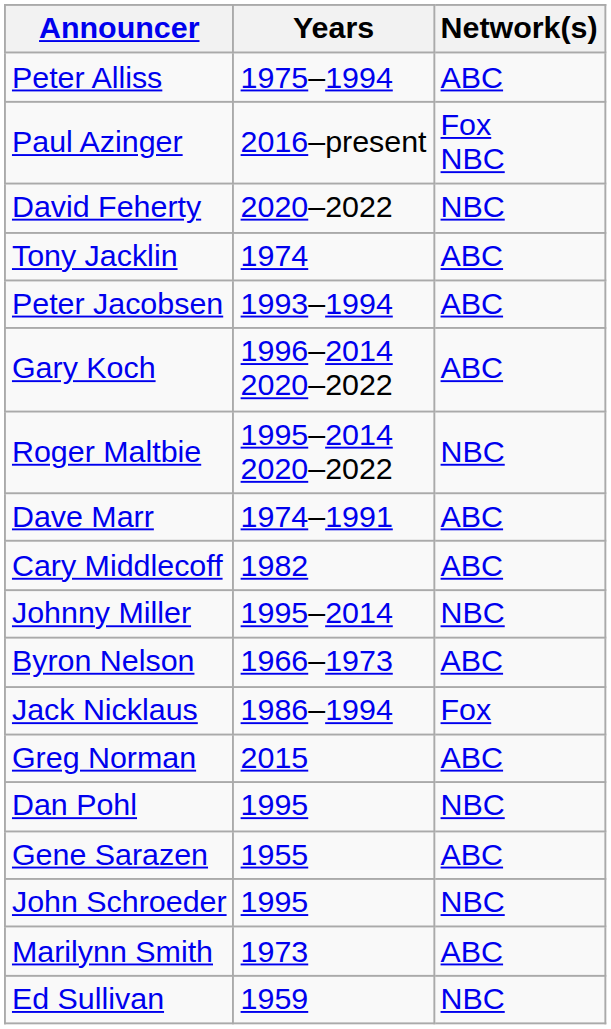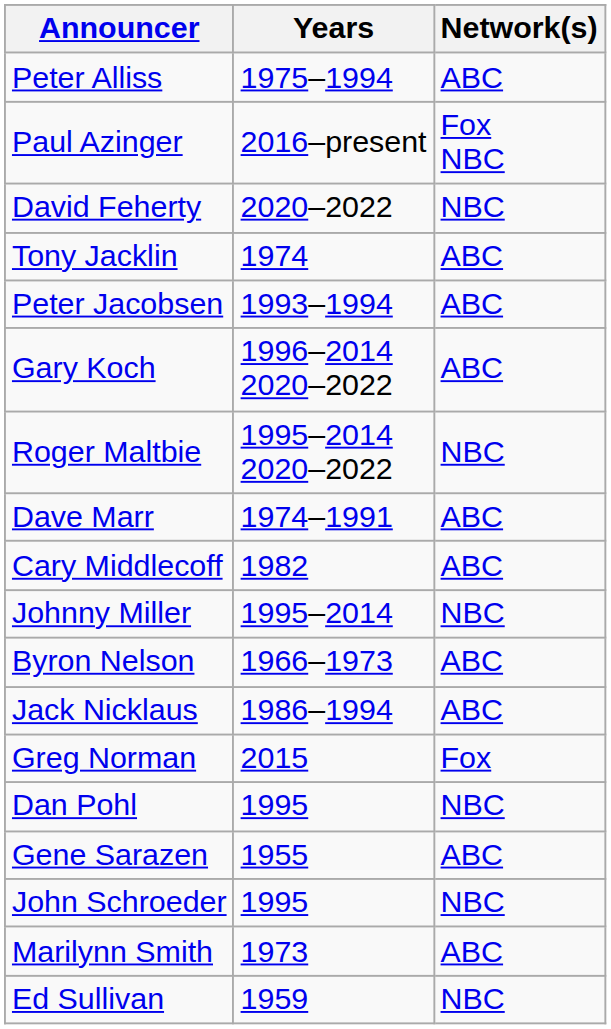(466, 709) Fox -> (472, 709) ABC
(472, 757) ABC -> (466, 757) Fox
